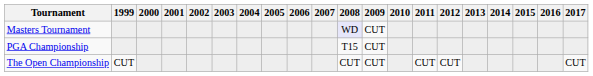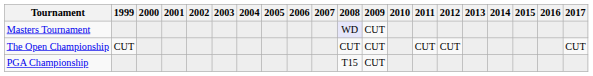rows swapped: (58, 63) <-> (48, 46)
